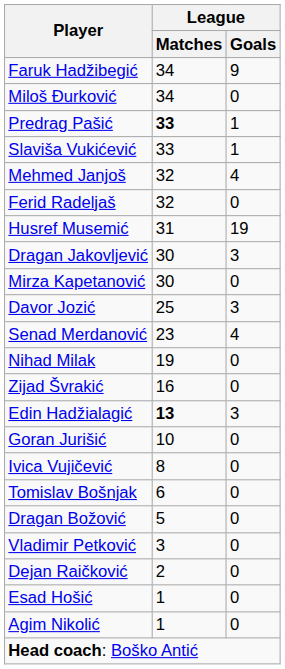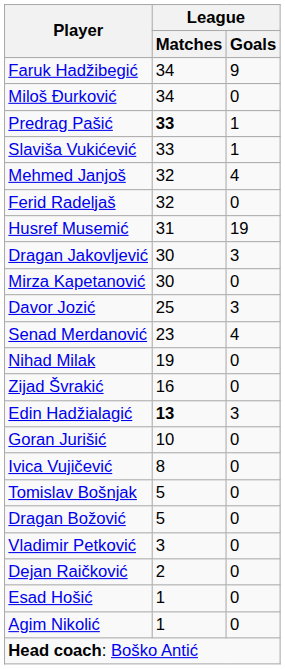(160, 492) 6 -> (160, 492) 5
